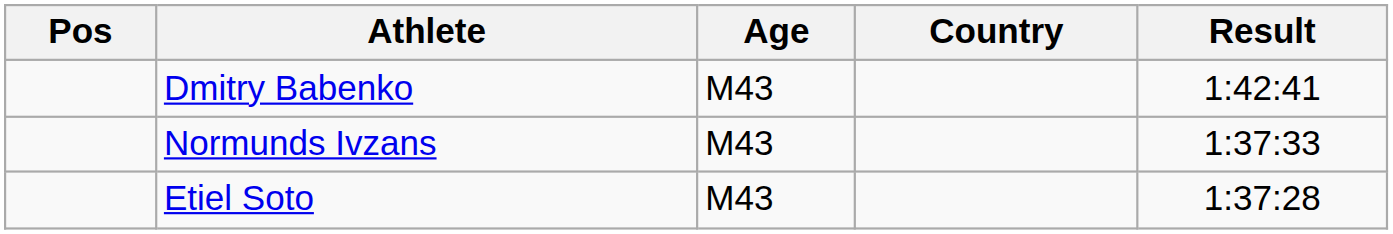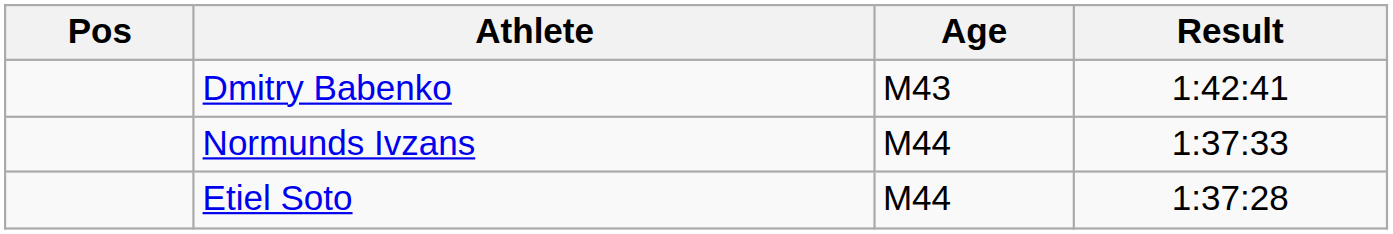- column: (996, 32)
(739, 143) M43 -> (917, 143) M44
(739, 198) M43 -> (917, 198) M44
